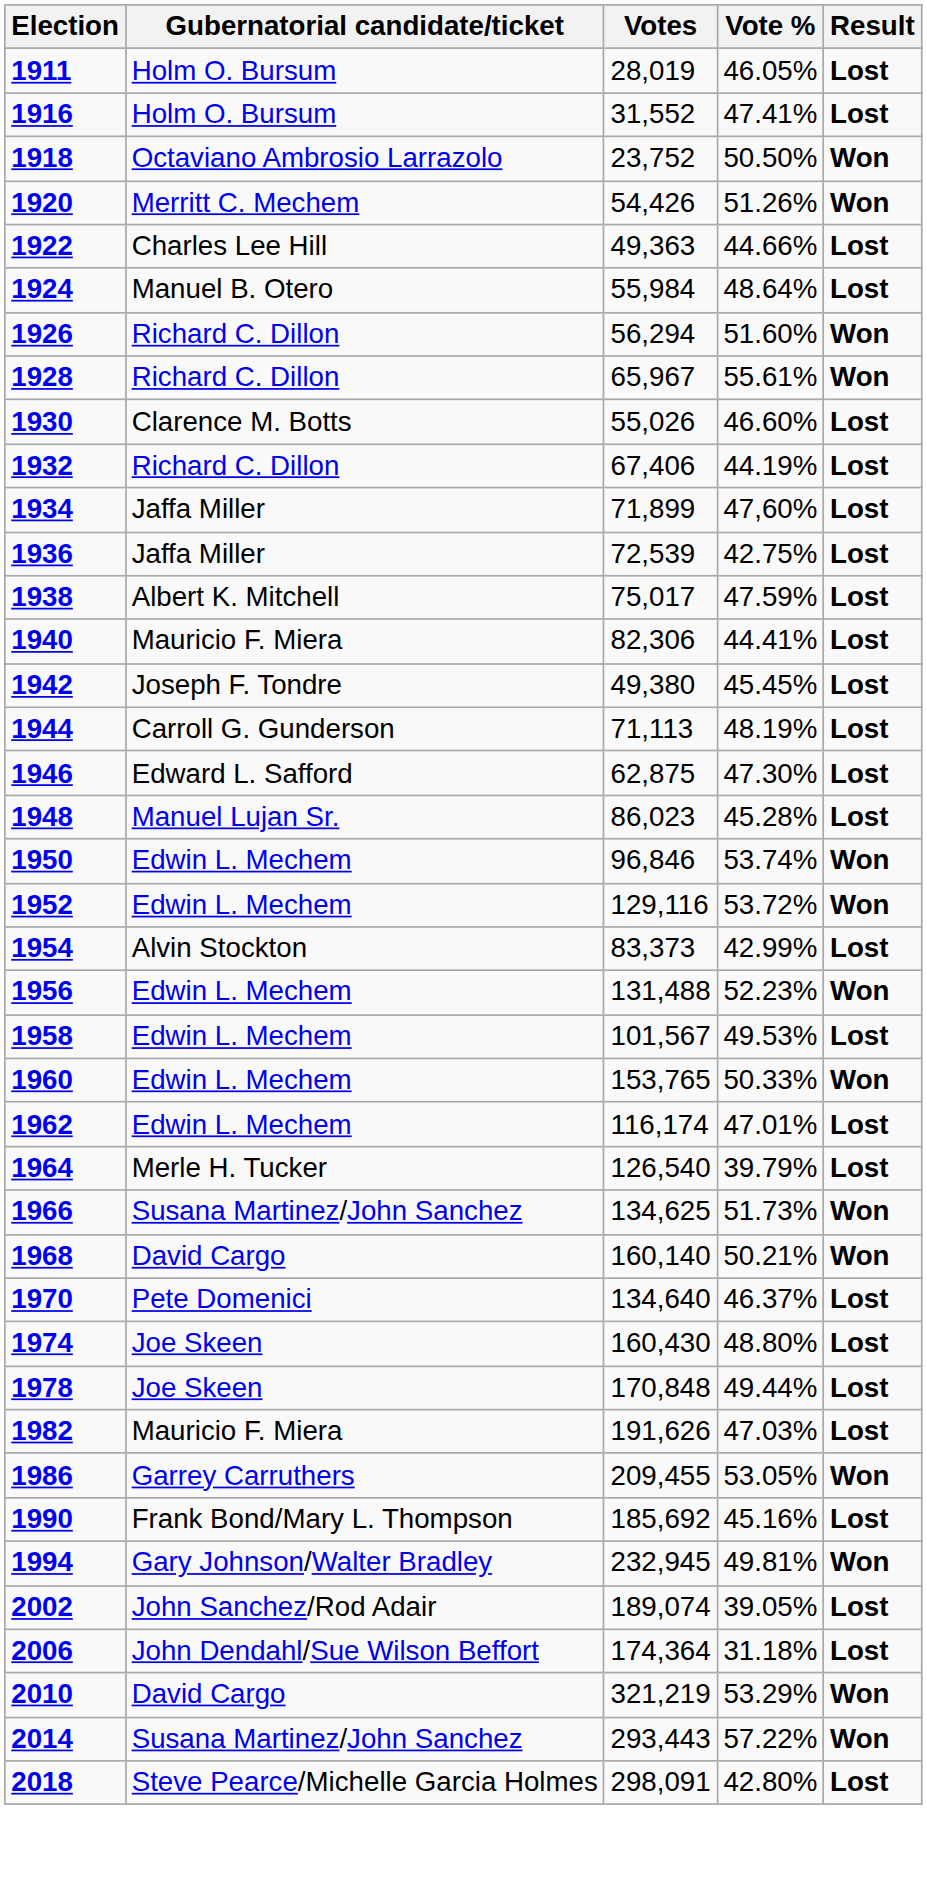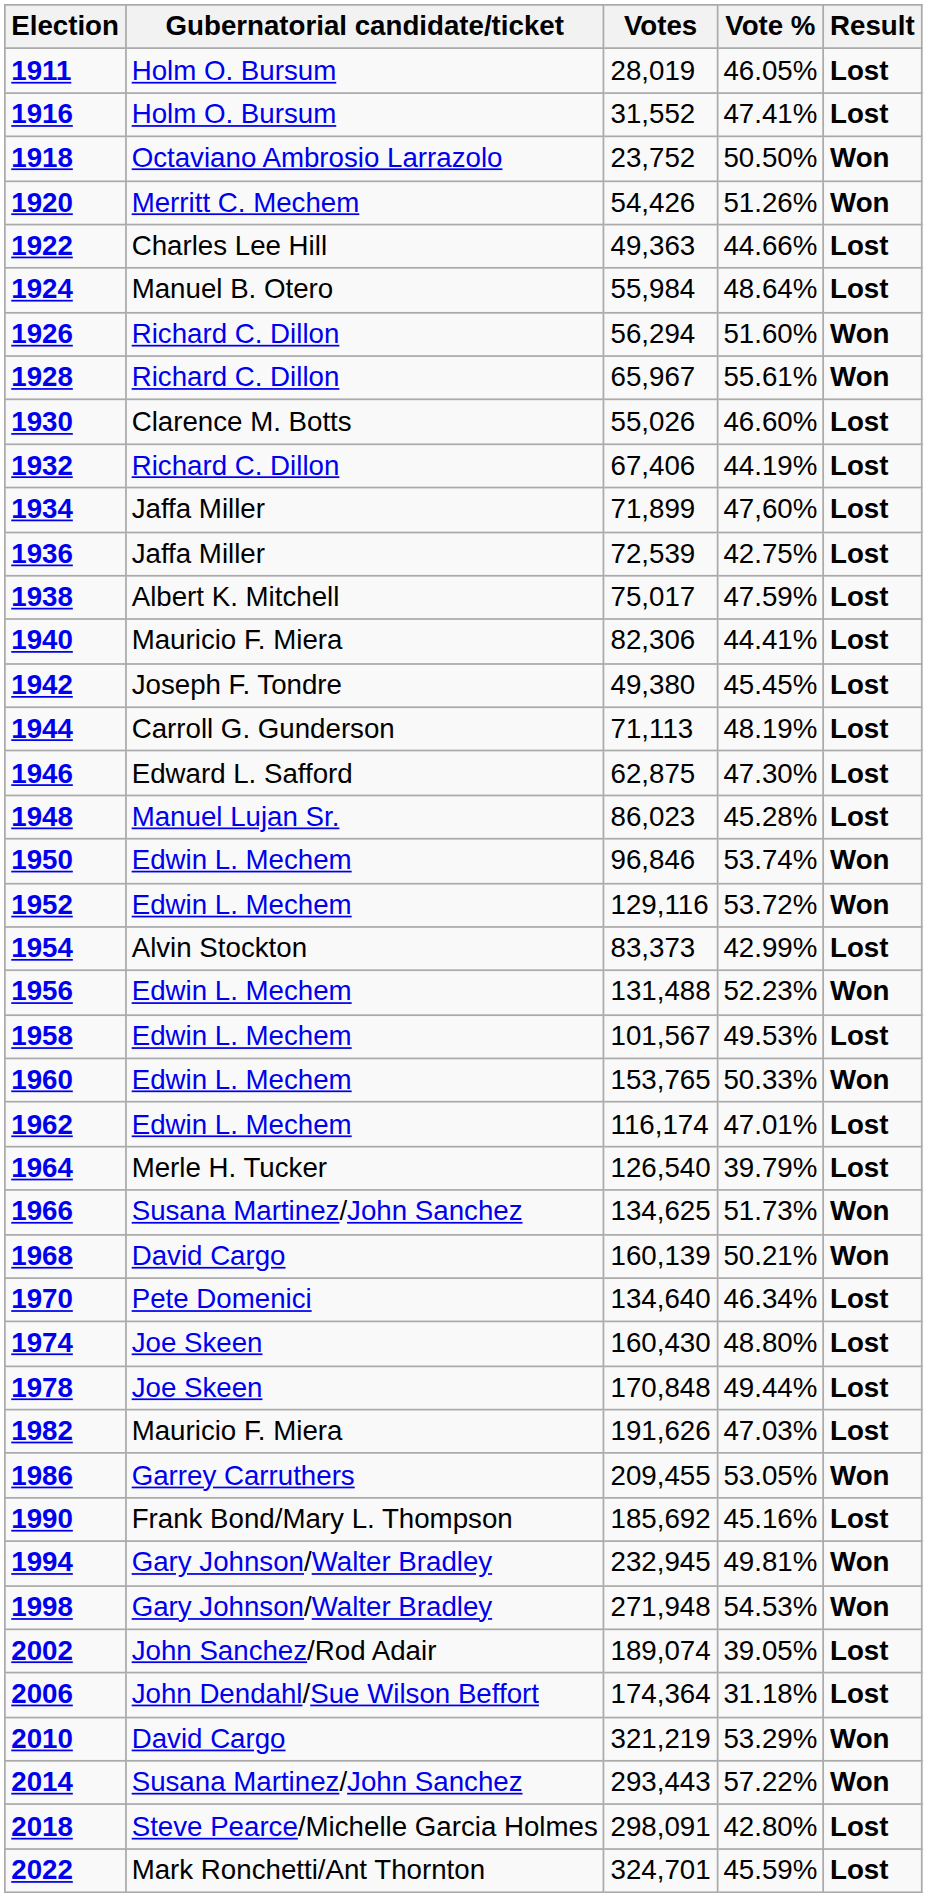(661, 1255) 160,140 -> (661, 1255) 160,139
(770, 1299) 46.37% -> (770, 1299) 46.34%
+ row: (42, 1606)
+ row: (42, 1870)
